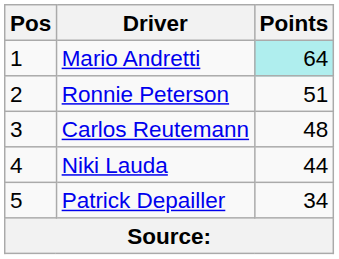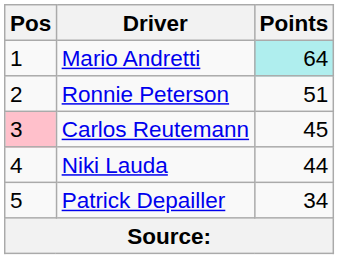(16, 130) no background -> (16, 130) pink background
(316, 130) 48 -> (316, 130) 45
